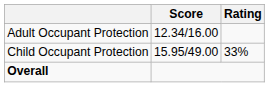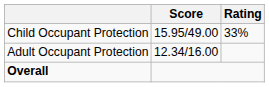rows swapped: (78, 33) <-> (78, 52)
